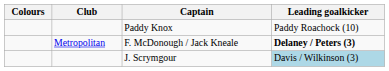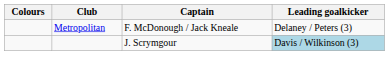- row: (148, 27)
(314, 43) bold -> (313, 27) normal
